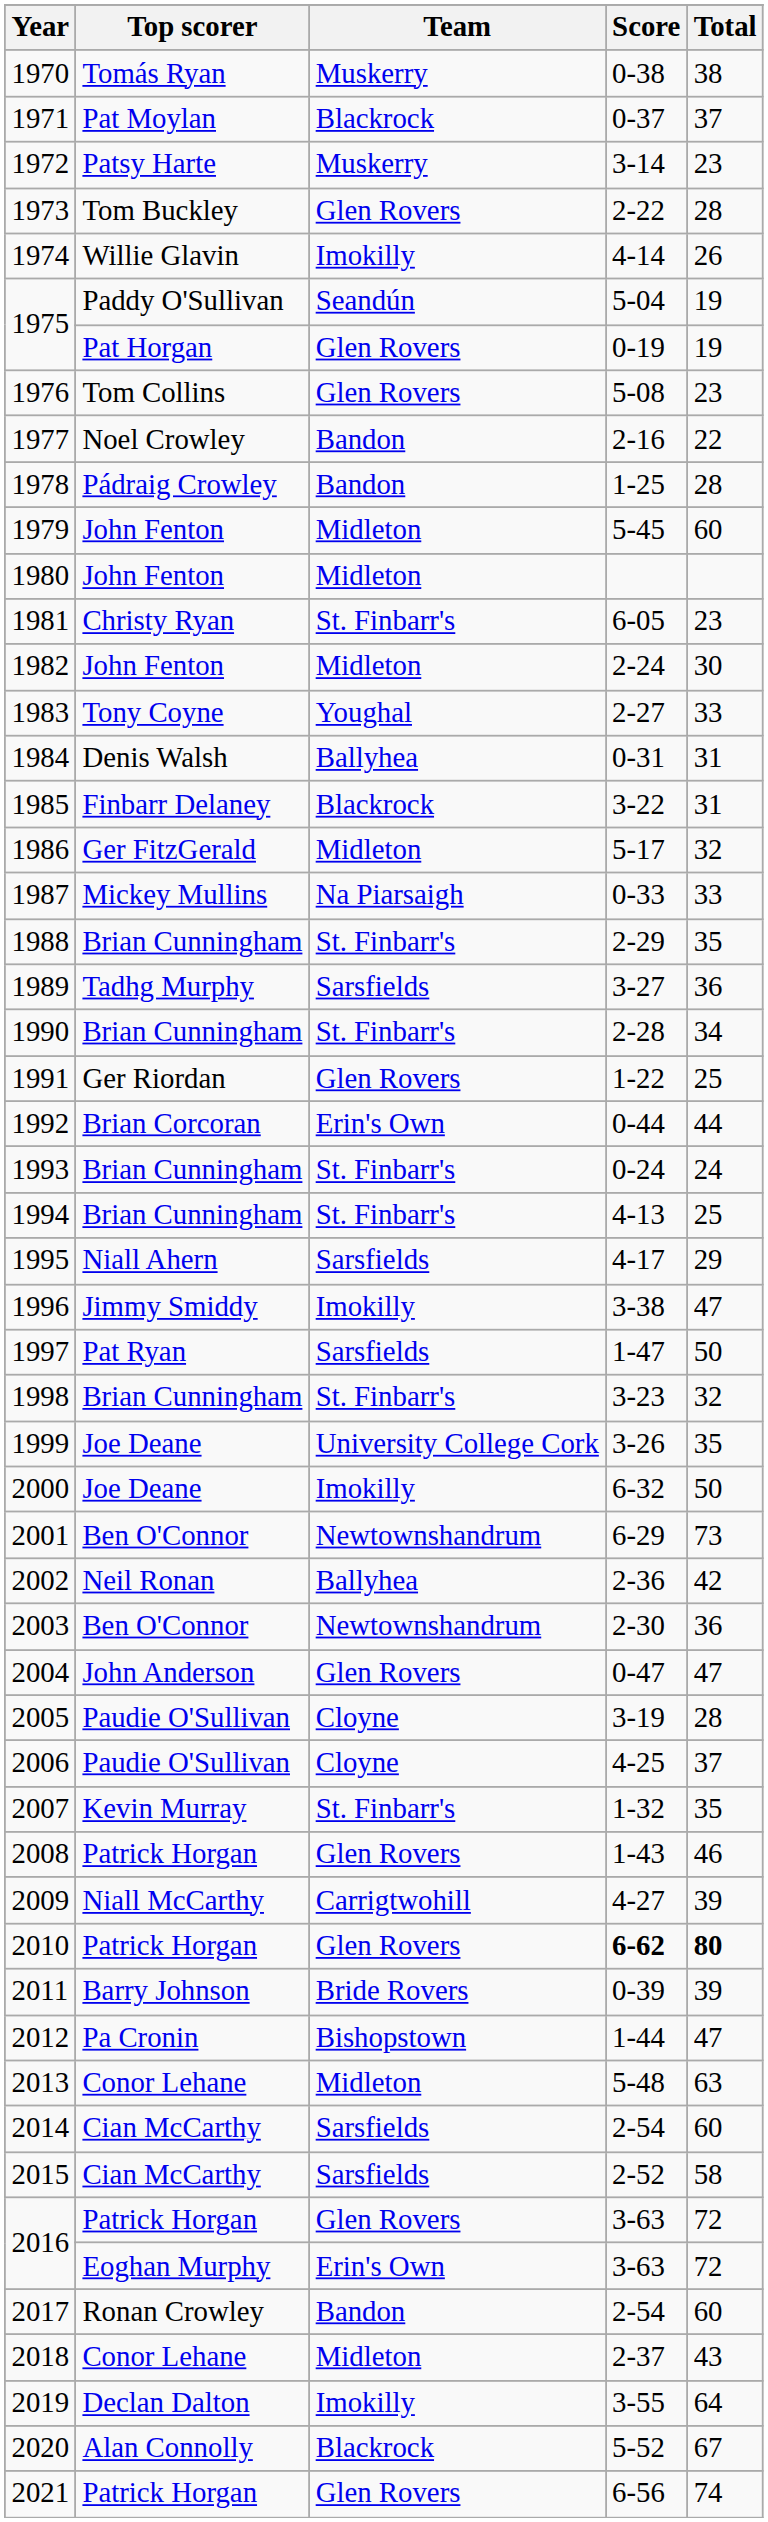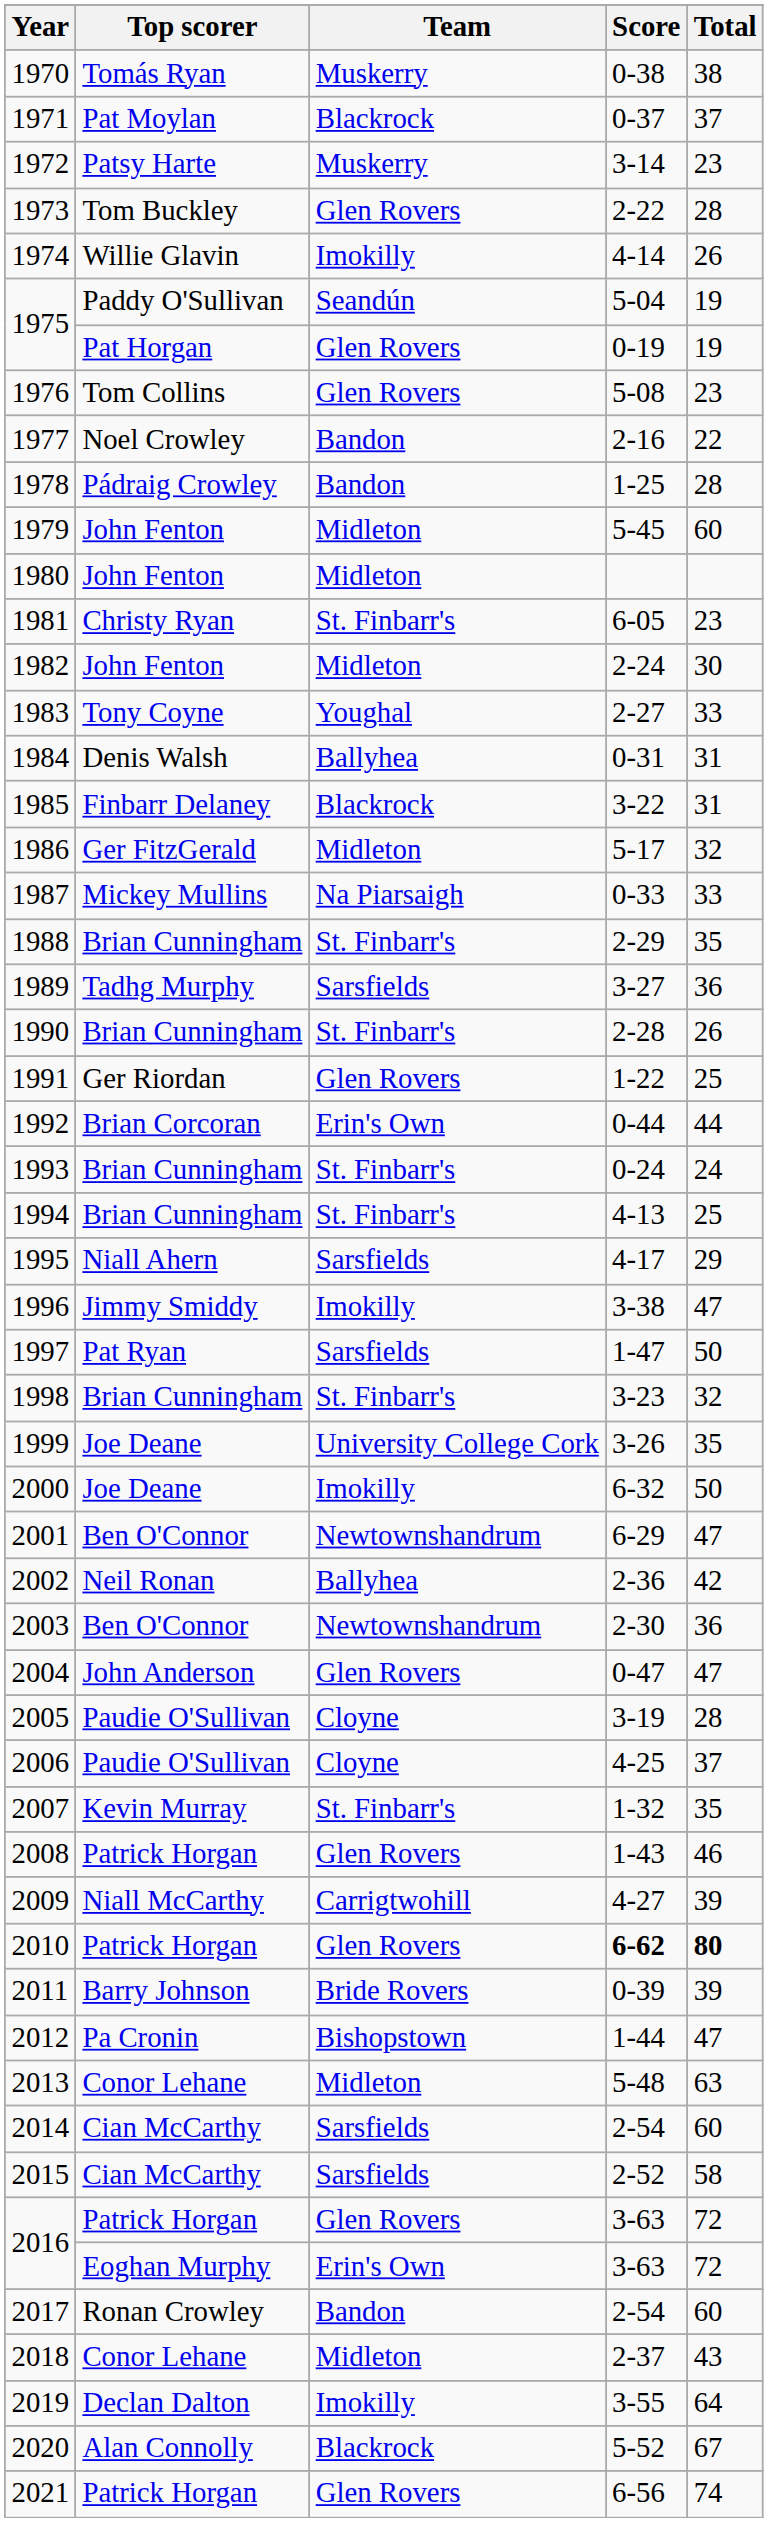(708, 1032) 34 -> (708, 1032) 26
(708, 1534) 73 -> (708, 1534) 47
